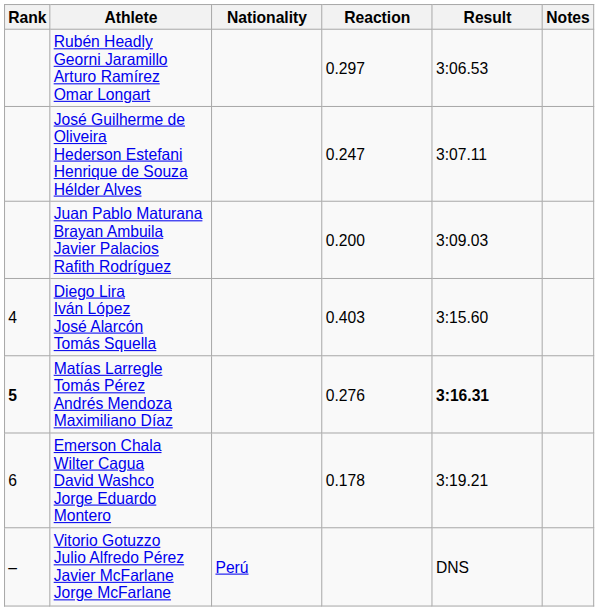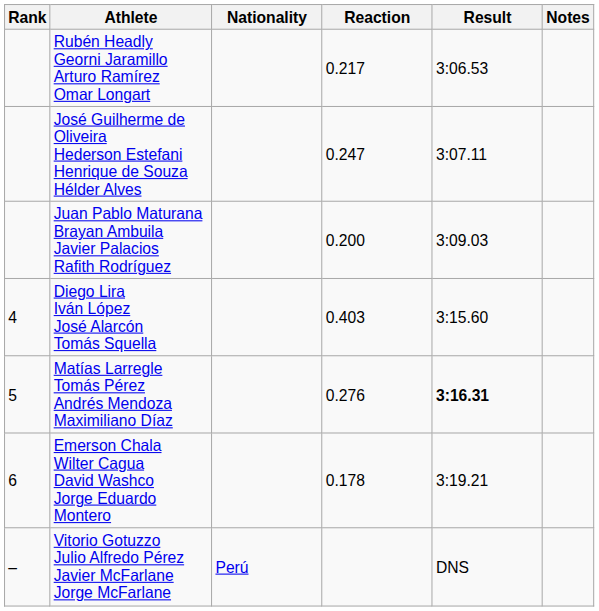(345, 68) 0.297 -> (345, 68) 0.217
(13, 395) bold -> (13, 395) normal
